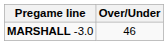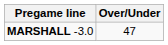(130, 31) 46 -> (130, 31) 47
